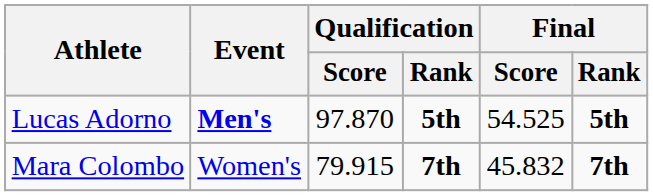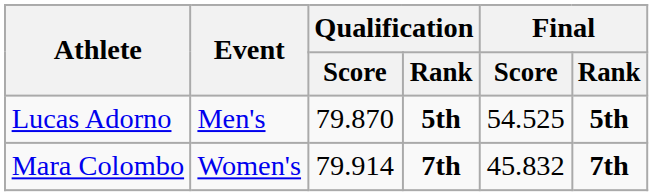(234, 119) bold -> (231, 119) normal
(355, 119) 97.870 -> (355, 119) 79.870
(355, 166) 79.915 -> (355, 166) 79.914
